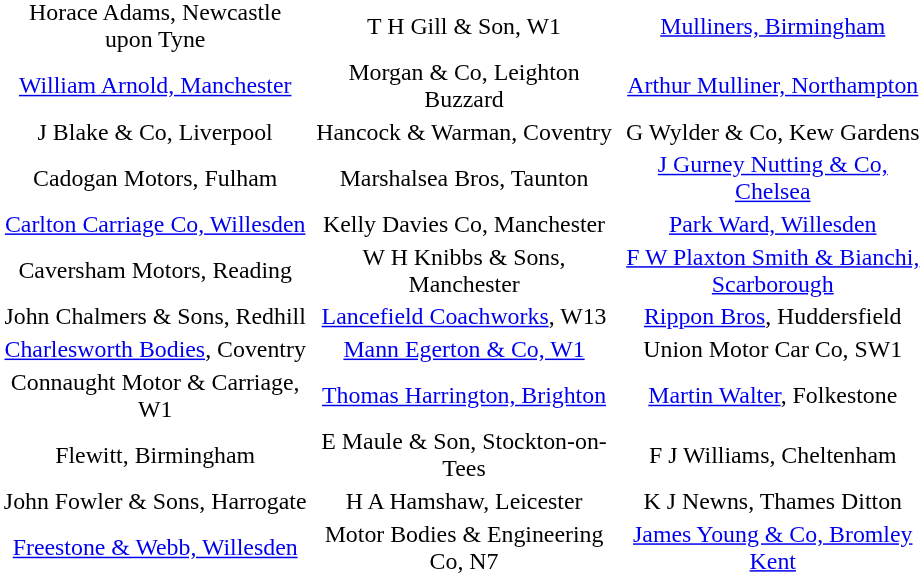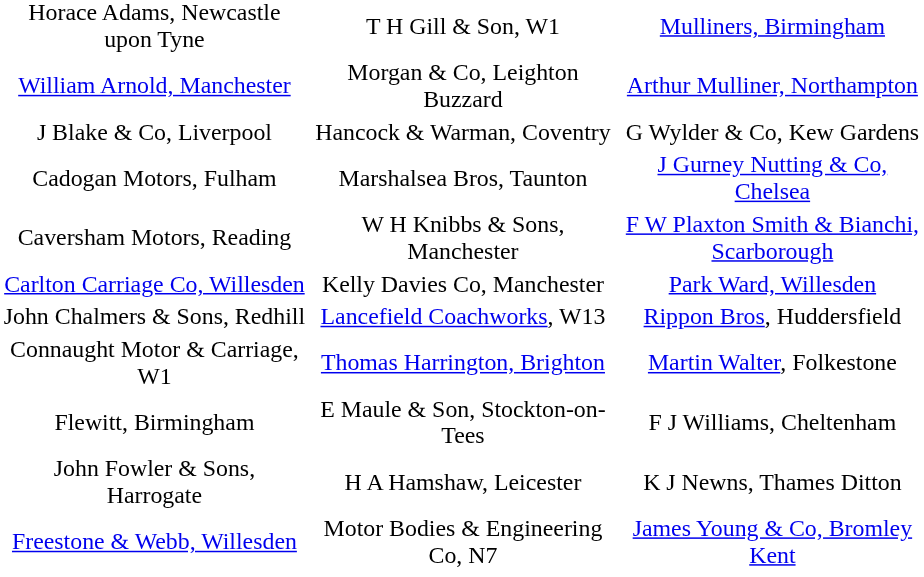rows swapped: (155, 224) <-> (155, 270)
- row: (155, 349)
